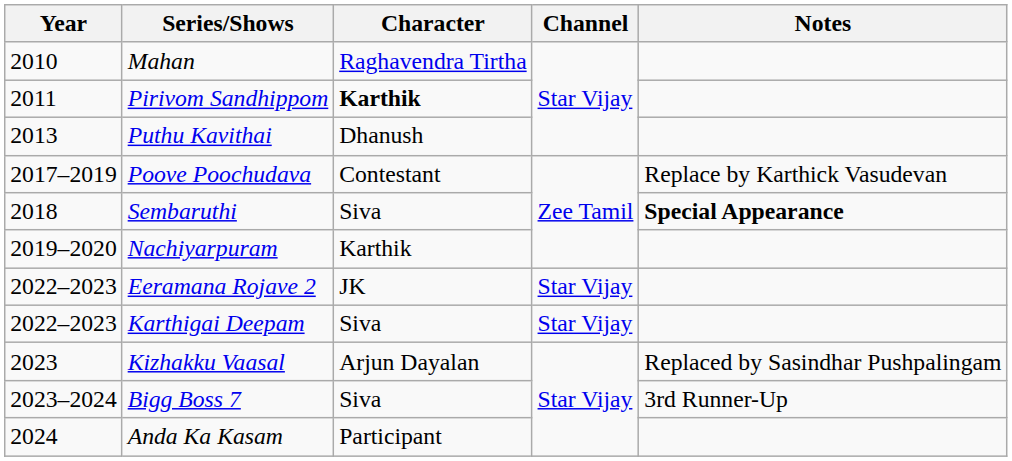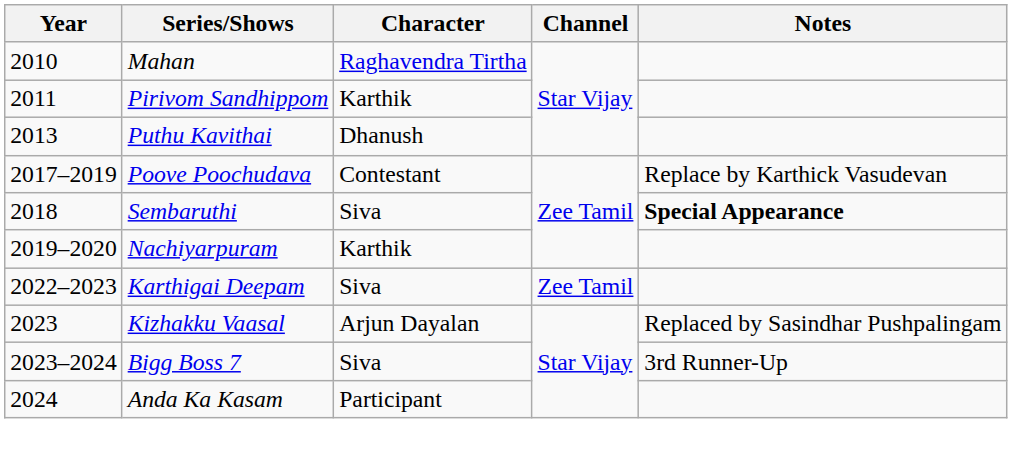(380, 98) bold -> (375, 98) normal
- row: (222, 286)
(585, 323) Star Vijay -> (586, 286) Zee Tamil
